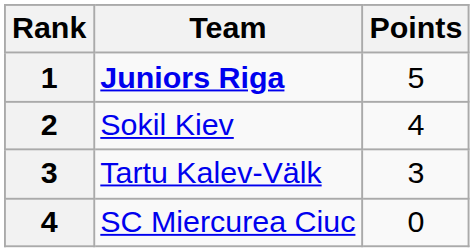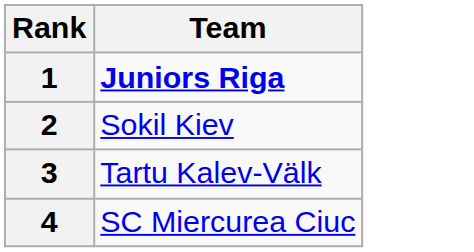- column: (416, 28)
